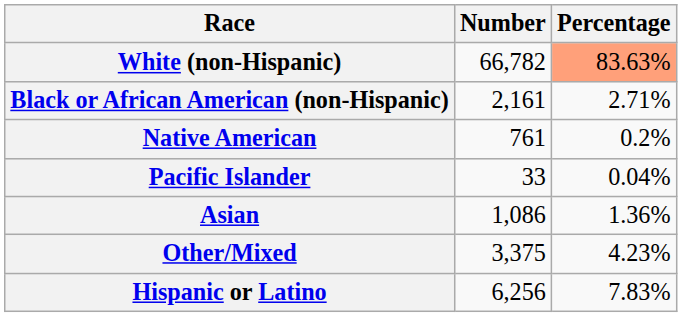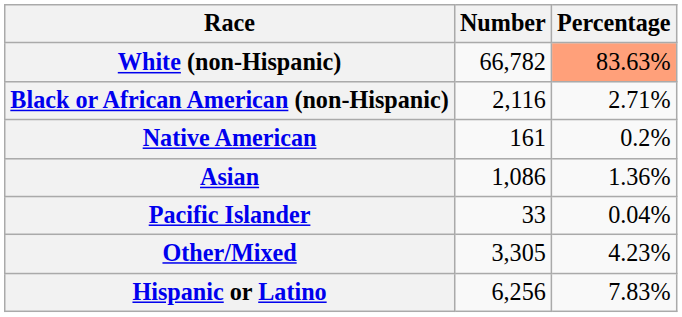(519, 100) 2,161 -> (519, 100) 2,116
(528, 138) 761 -> (528, 138) 161
rows swapped: (230, 215) <-> (230, 176)
(519, 253) 3,375 -> (519, 253) 3,305
